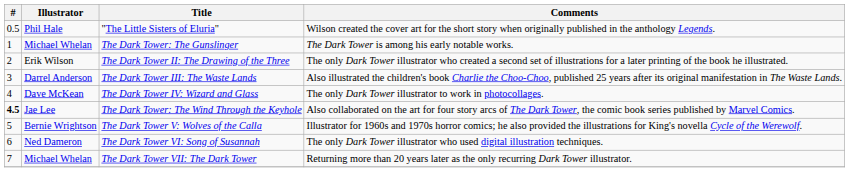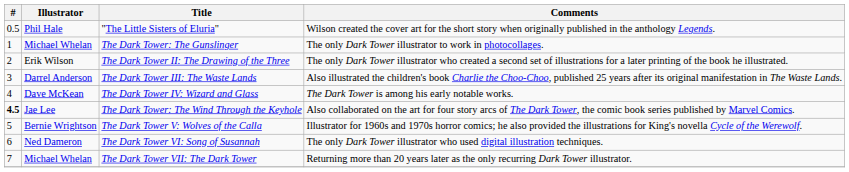(410, 45) The Dark Tower is among his early notable works. -> (425, 45) The only Dark Tower illustrator to work in photocollages.
(425, 93) The only Dark Tower illustrator to work in photocollages. -> (410, 93) The Dark Tower is among his early notable works.
